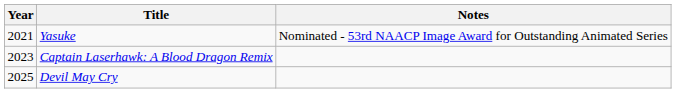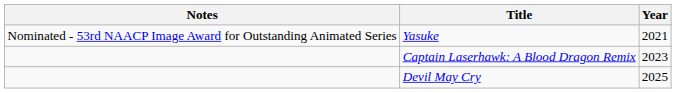columns swapped: (21, 14) <-> (473, 14)
